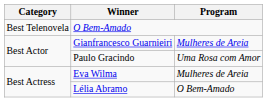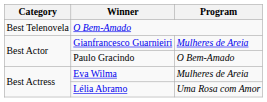(219, 58) Uma Rosa com Amor -> (206, 58) O Bem-Amado
(206, 89) O Bem-Amado -> (219, 89) Uma Rosa com Amor
